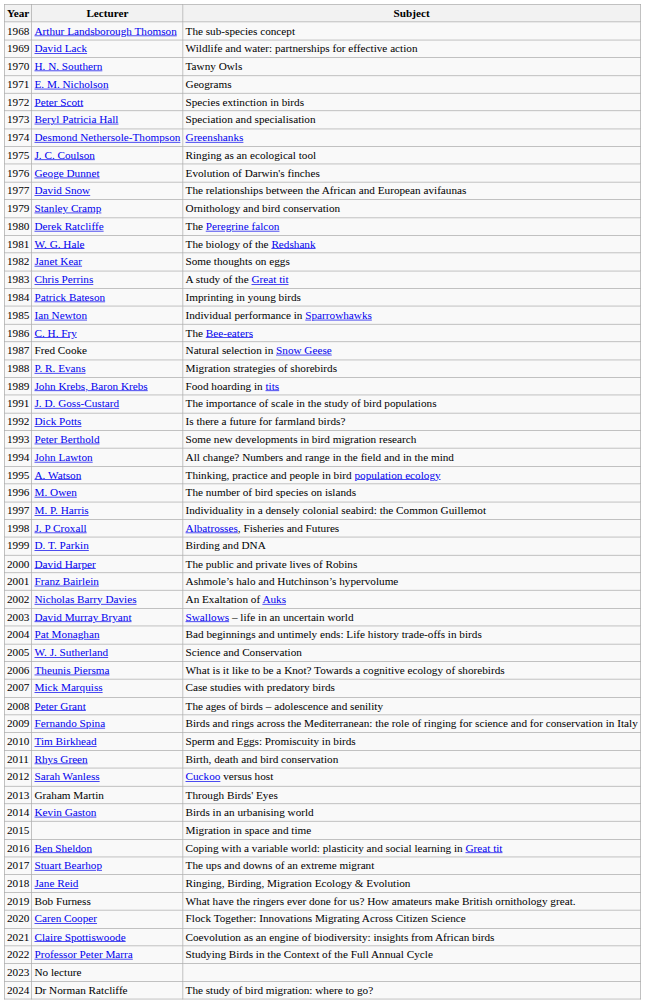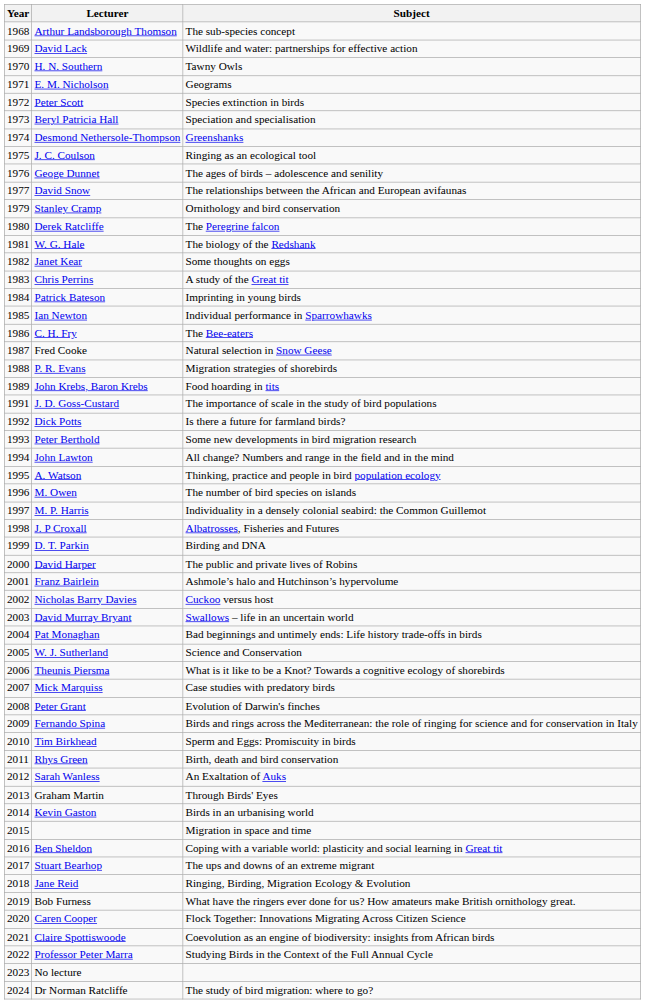(253, 173) Evolution of Darwin's finches -> (284, 173) The ages of birds – adolescence and senility
(236, 599) An Exaltation of Auks -> (229, 599) Cuckoo versus host
(284, 706) The ages of birds – adolescence and senility -> (253, 706) Evolution of Darwin's finches
(229, 777) Cuckoo versus host -> (236, 777) An Exaltation of Auks
